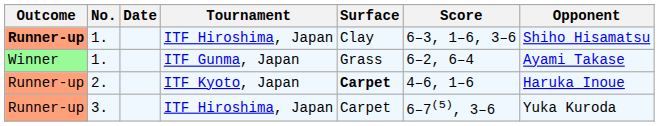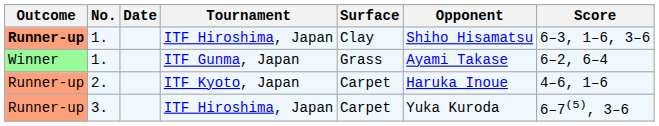columns swapped: (587, 15) <-> (461, 15)
(366, 83) bold -> (366, 83) normal
